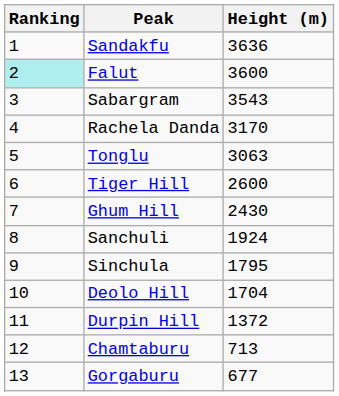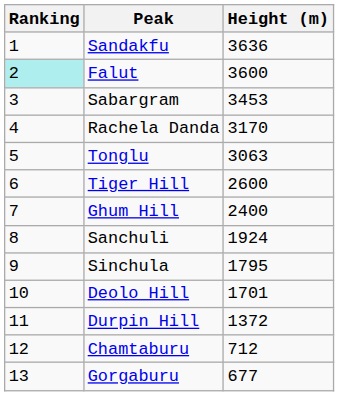(248, 101) 3543 -> (248, 101) 3453
(248, 211) 2430 -> (248, 211) 2400
(248, 294) 1704 -> (248, 294) 1701
(243, 349) 713 -> (243, 349) 712
